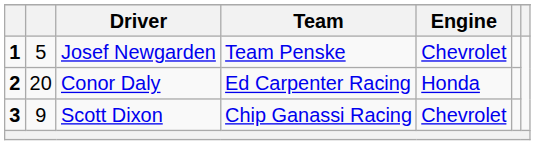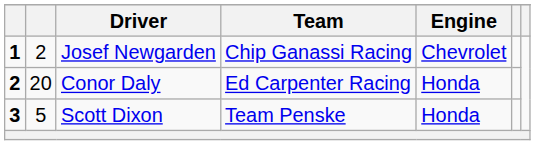(41, 52) 5 -> (41, 52) 2
(285, 52) Team Penske -> (319, 52) Chip Ganassi Racing
(41, 115) 9 -> (41, 115) 5
(319, 115) Chip Ganassi Racing -> (285, 115) Team Penske
(464, 115) Chevrolet -> (451, 115) Honda
